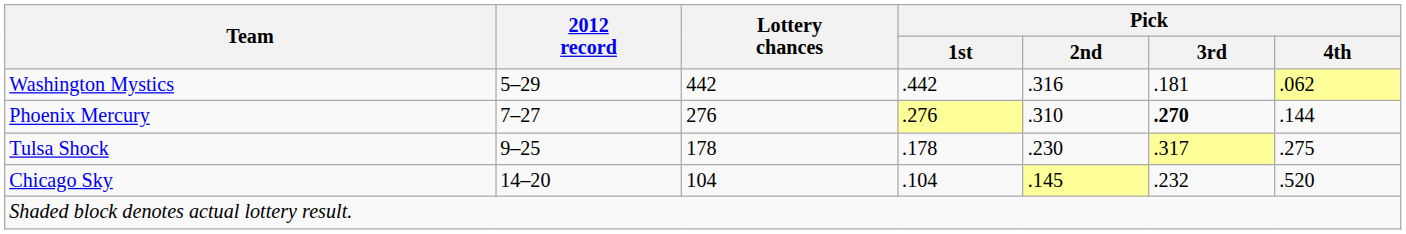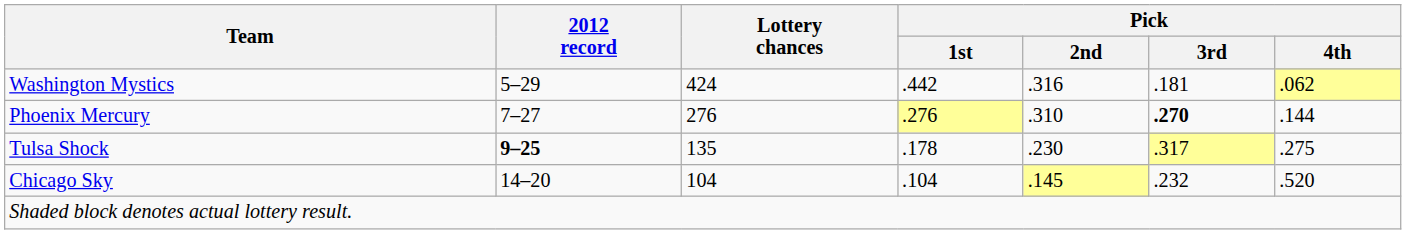(701, 84) 442 -> (701, 84) 424
(520, 148) normal -> (520, 148) bold
(701, 148) 178 -> (701, 148) 135
